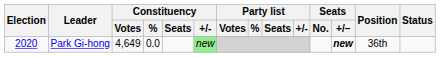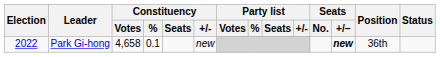(26, 44) 2020 -> (26, 44) 2022
(128, 44) 4,649 -> (128, 44) 4,658
(153, 44) 0.0 -> (153, 44) 0.1
(205, 44) lightgreen background -> (205, 44) no background
